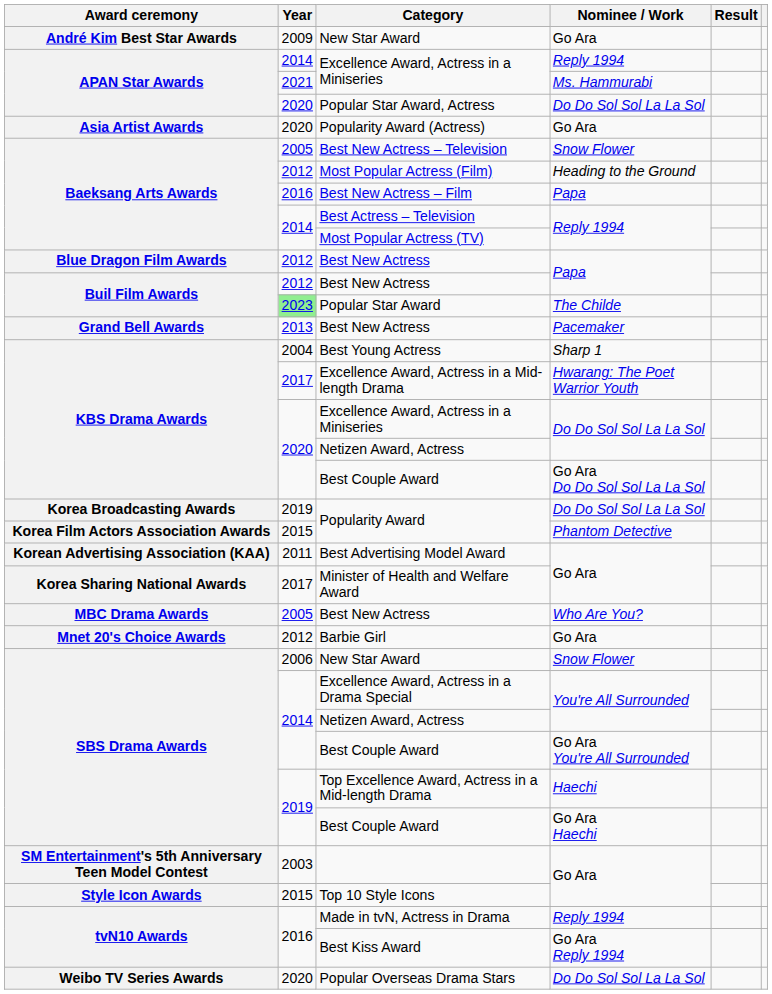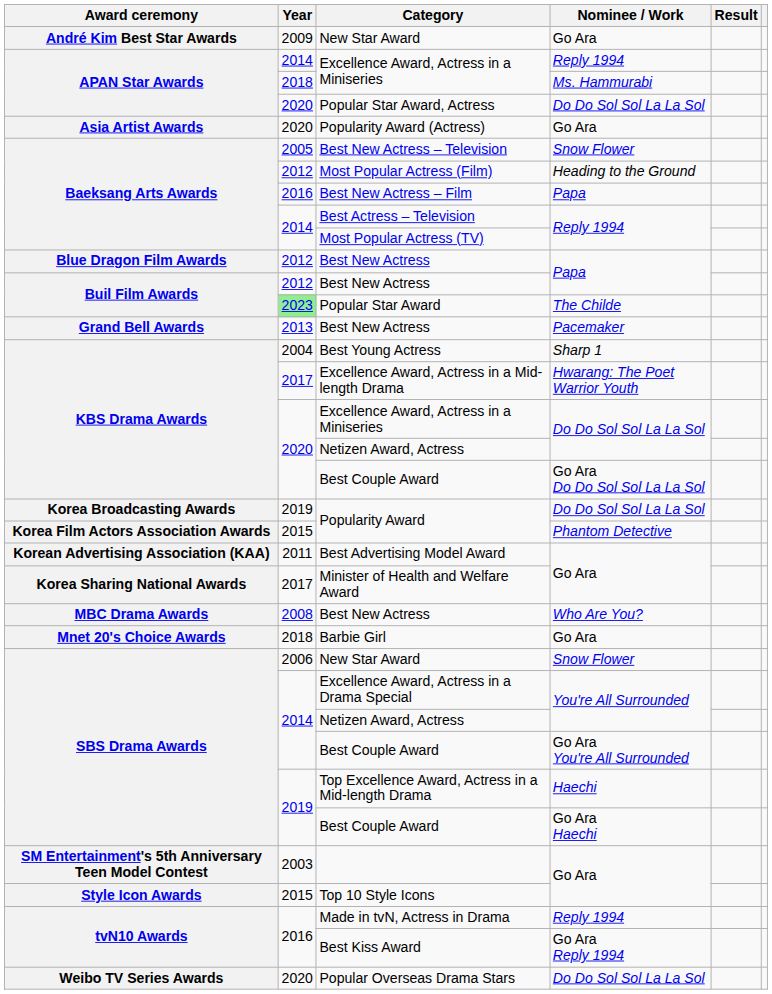(297, 82) 2021 -> (297, 82) 2018
(297, 614) 2005 -> (297, 614) 2008
(297, 637) 2012 -> (297, 637) 2018
